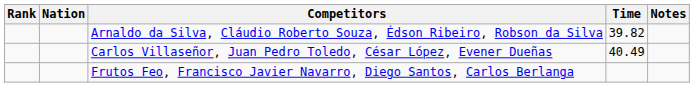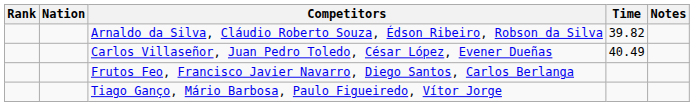+ row: (296, 92)
